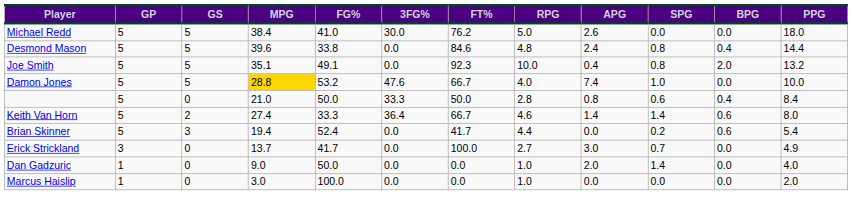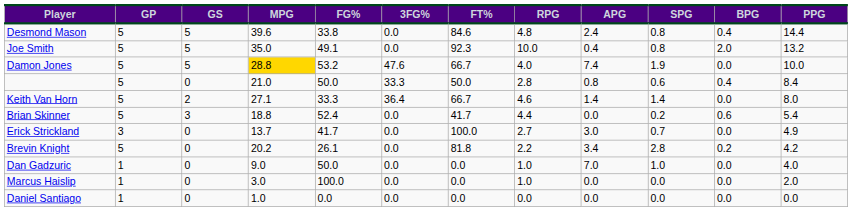- row: (39, 33)
(261, 66) 35.1 -> (261, 49) 35.0
(658, 82) 1.0 -> (658, 66) 1.9
(261, 116) 27.4 -> (261, 99) 27.1
(724, 116) 0.6 -> (724, 99) 0.0
(261, 132) 19.4 -> (261, 116) 18.8
+ row: (38, 149)
(591, 165) 2.0 -> (591, 165) 7.0
(658, 165) 1.4 -> (658, 165) 1.0
+ row: (44, 199)
